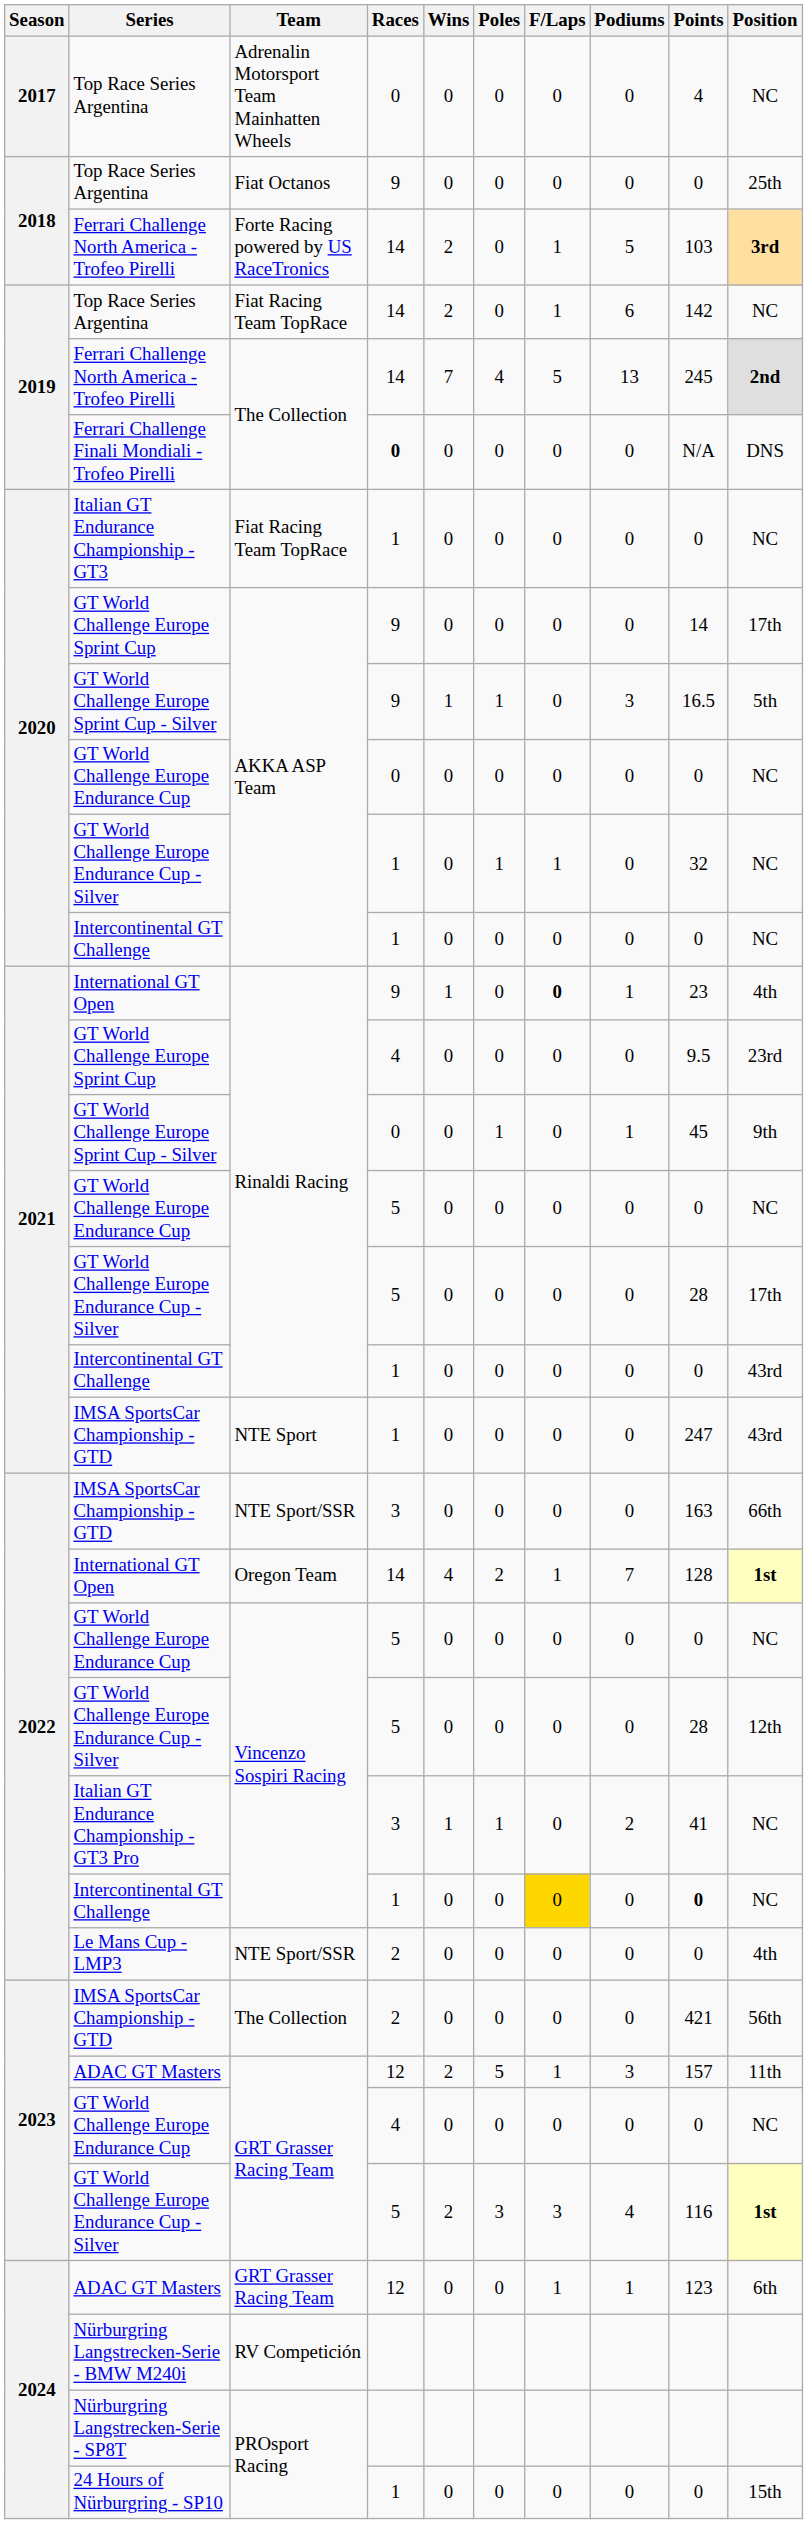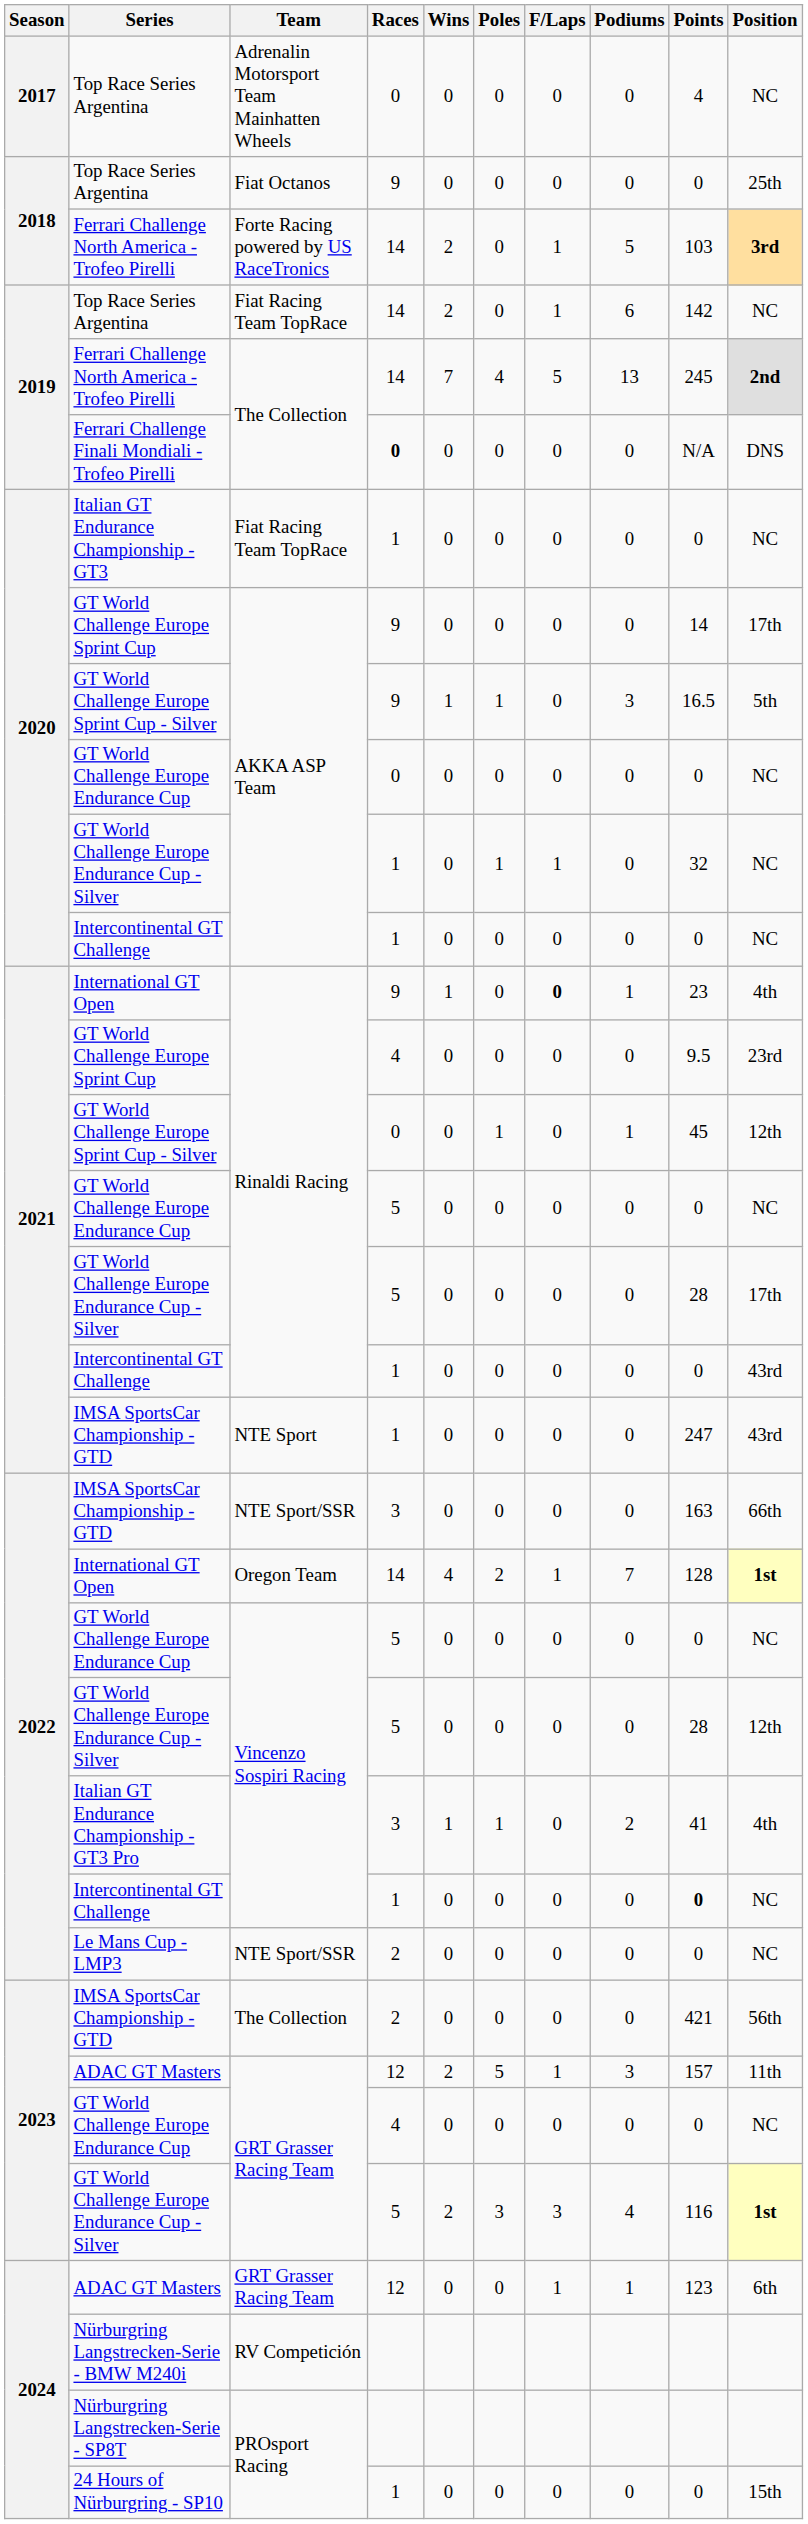(765, 1132) 9th -> (765, 1132) 12th
(765, 1824) NC -> (765, 1824) 4th
(557, 1900) gold background -> (557, 1900) no background
(765, 1954) 4th -> (765, 1954) NC
